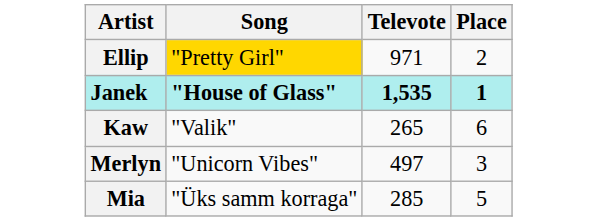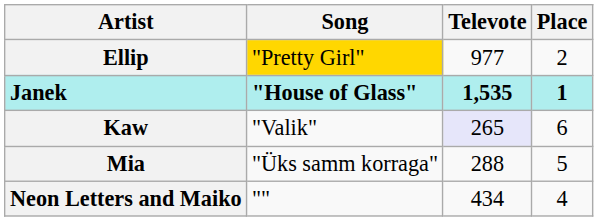(407, 57) 971 -> (487, 57) 977
(407, 127) no background -> (487, 127) lavender background
- row: (126, 163)
(407, 198) 285 -> (487, 163) 288
+ row: (126, 198)
